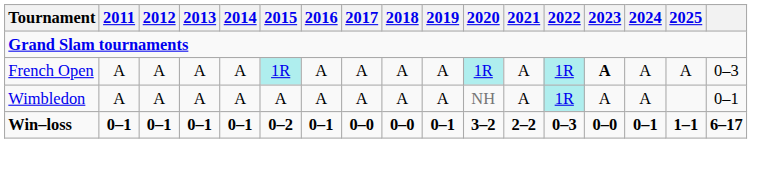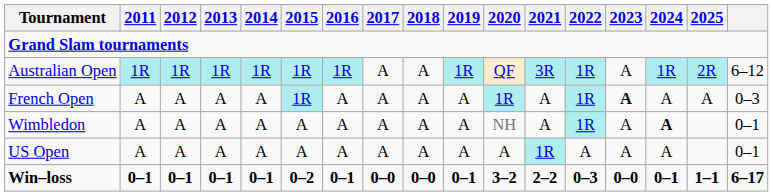+ row: (62, 70)
(645, 97) normal -> (666, 124) bold
+ row: (39, 150)
